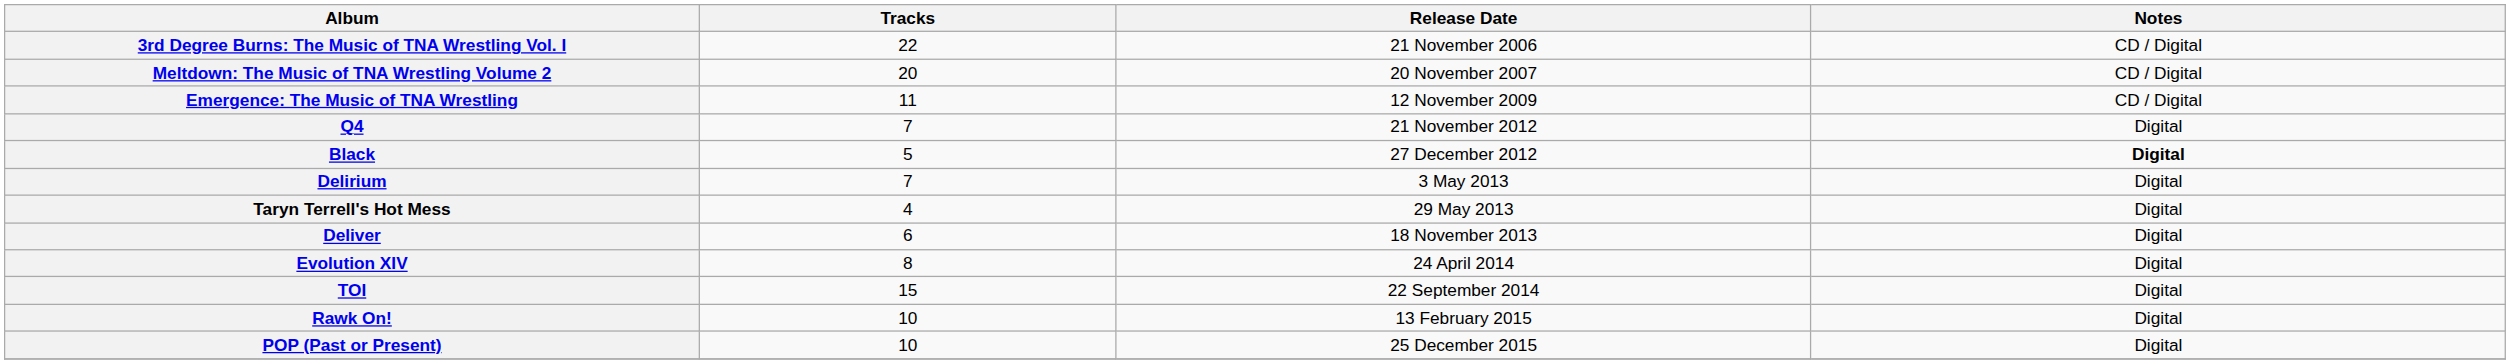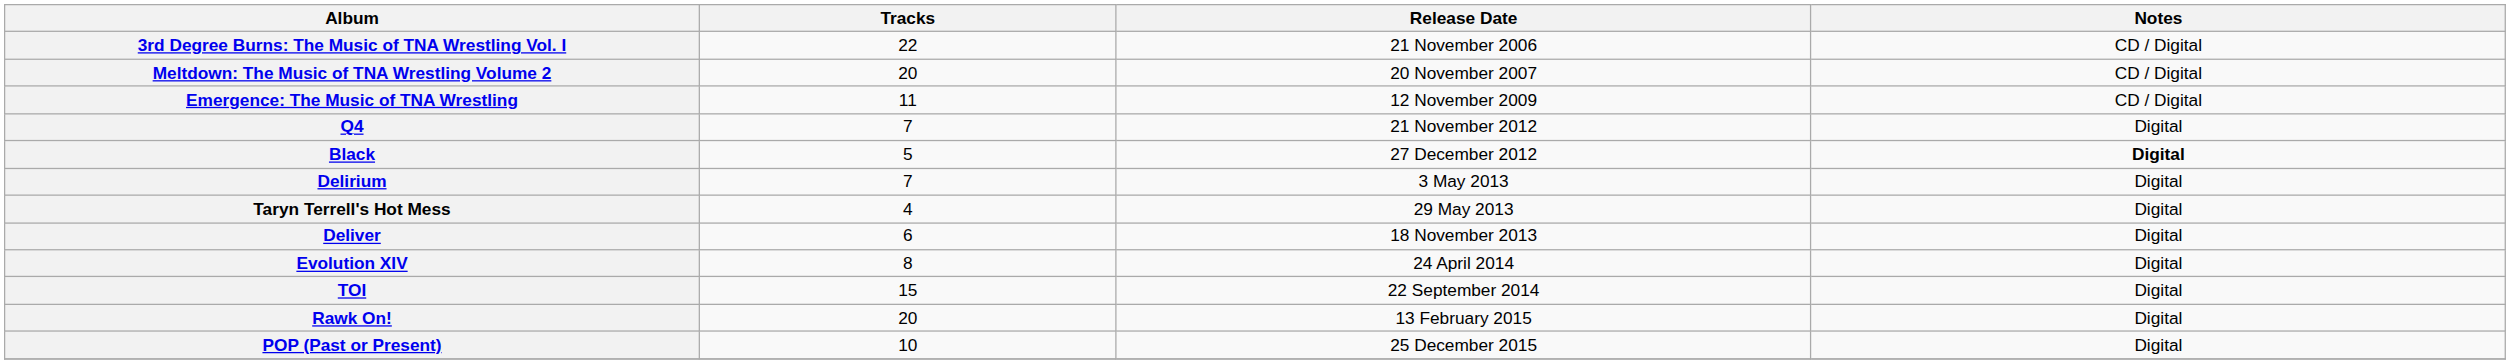(908, 317) 10 -> (908, 317) 20
